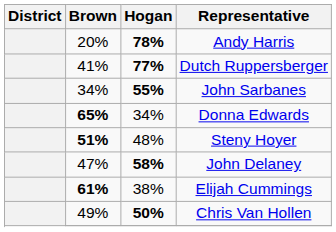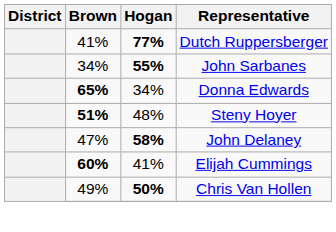- row: (254, 41)
(93, 189) 61% -> (93, 164) 60%
(148, 189) 38% -> (148, 164) 41%
